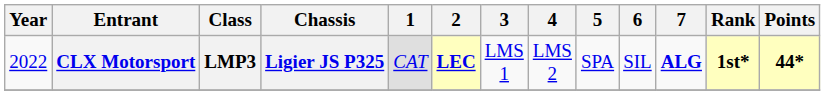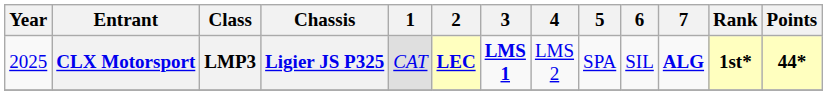(28, 62) 2022 -> (28, 62) 2025
(504, 62) normal -> (505, 62) bold
